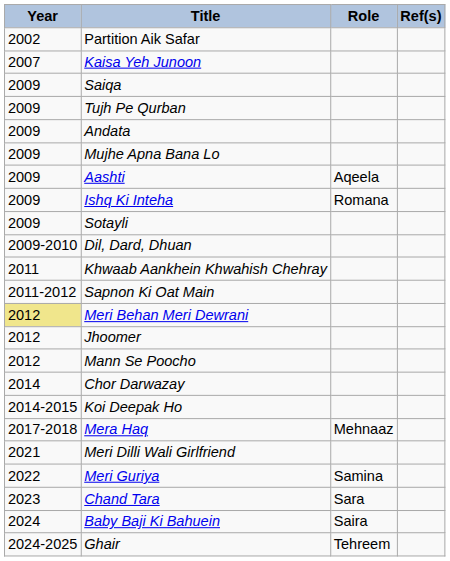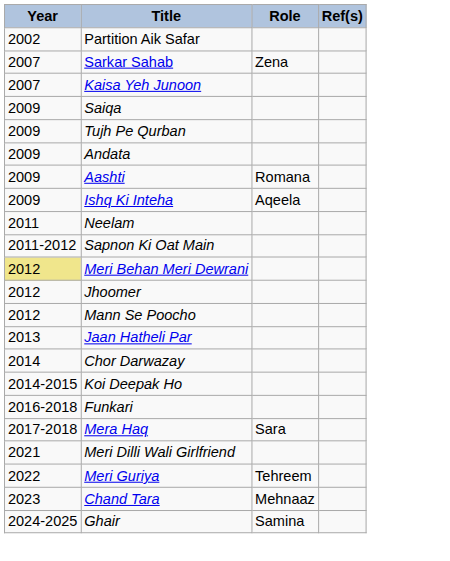+ row: (129, 62)
- row: (152, 154)
(356, 177) Aqeela -> (283, 177) Romana
(361, 200) Romana -> (278, 200) Aqeela
- row: (106, 223)
- row: (138, 246)
- row: (206, 269)
+ row: (109, 223)
+ row: (138, 338)
+ row: (108, 407)
(364, 430) Mehnaaz -> (270, 430) Sara
(358, 476) Samina -> (283, 476) Tehreem
(349, 499) Sara -> (285, 499) Mehnaaz
- row: (152, 522)
(362, 545) Tehreem -> (280, 522) Samina
